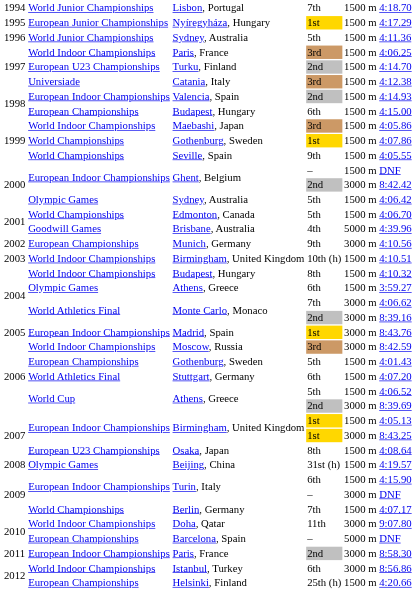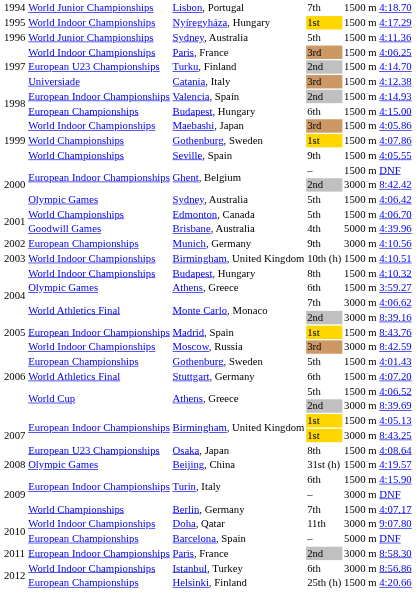(98, 22) European Junior Championships -> (92, 22) World Indoor Championships
(360, 332) 3000 m -> (360, 332) 1500 m
